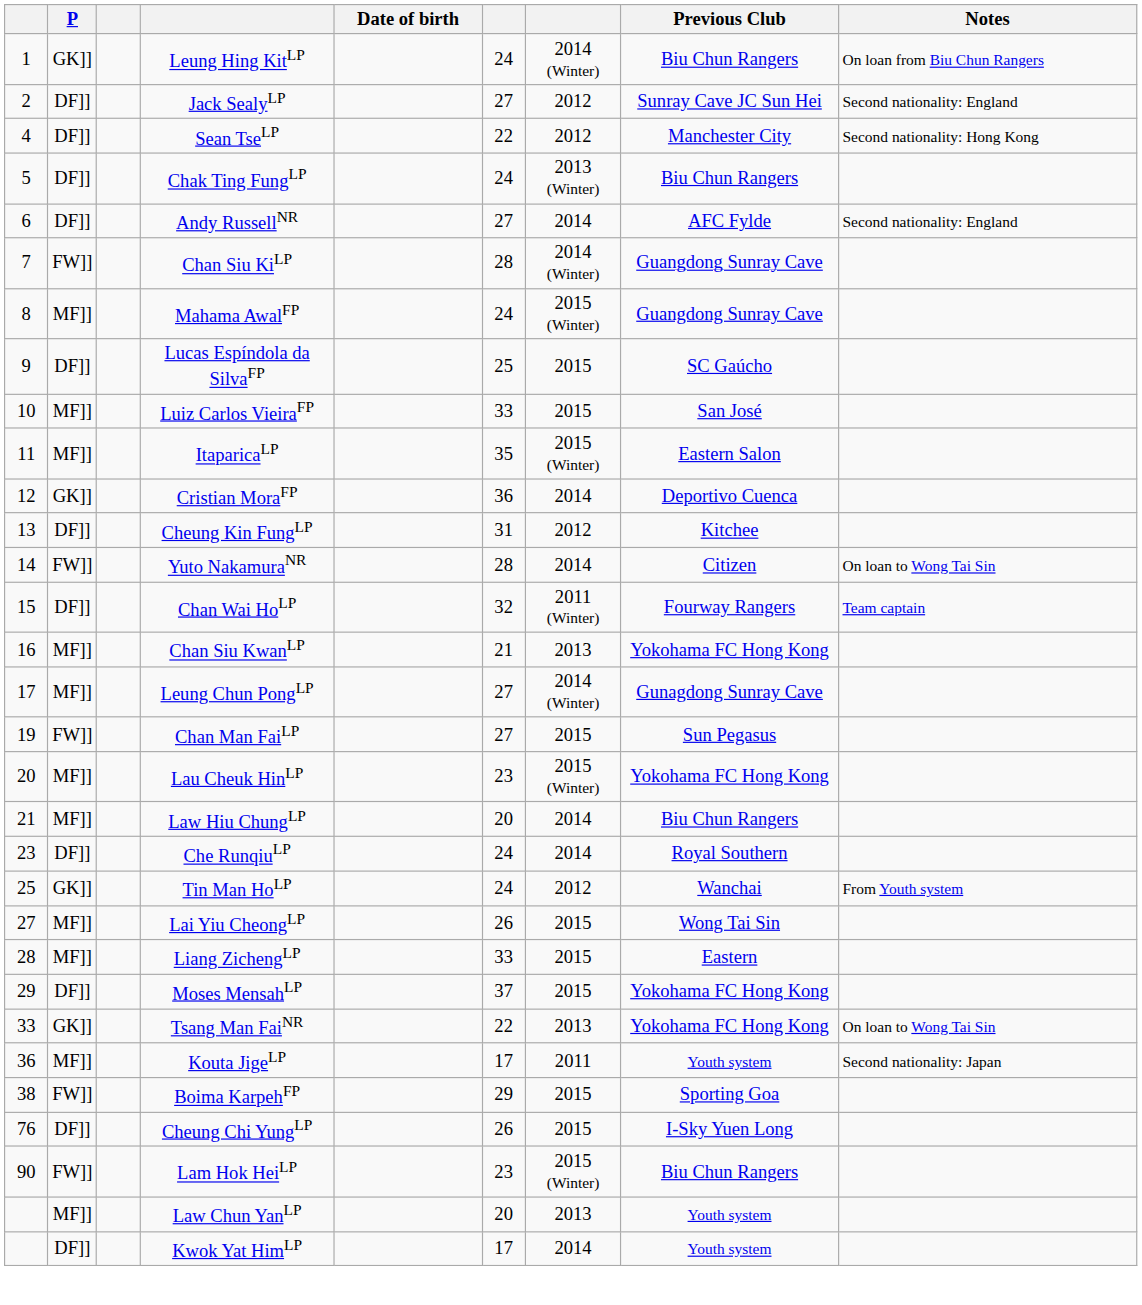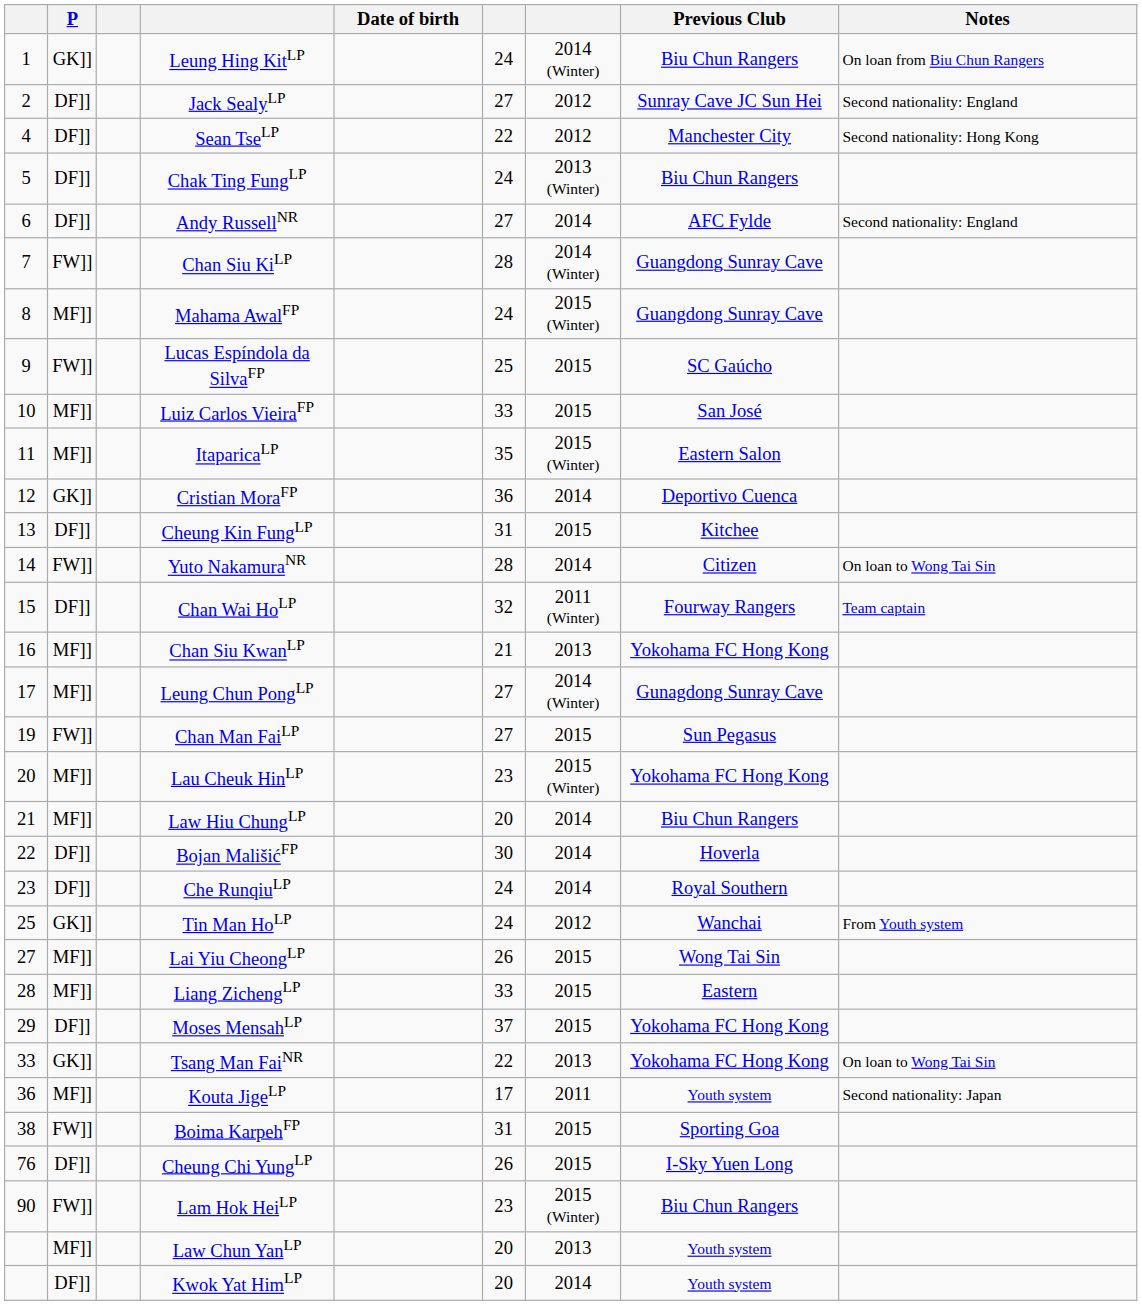(72, 366) DF]] -> (72, 366) FW]]
(573, 530) 2012 -> (573, 530) 2015
+ row: (237, 853)
(504, 1094) 29 -> (504, 1129) 31
(504, 1248) 17 -> (504, 1282) 20
